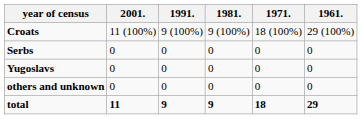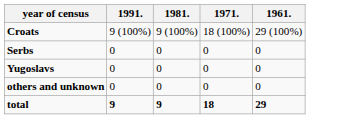- column: (133, 13)
